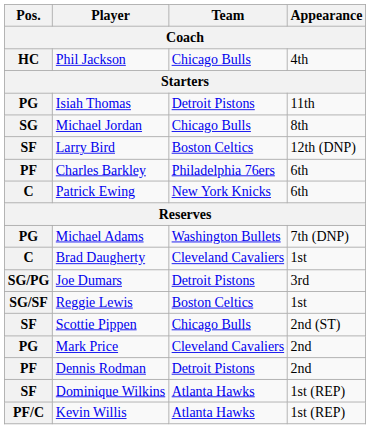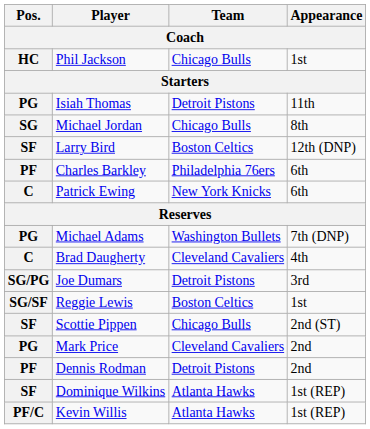(299, 59) 4th -> (299, 59) 1st
(299, 258) 1st -> (299, 258) 4th
